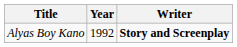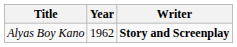(102, 33) 1992 -> (102, 33) 1962
